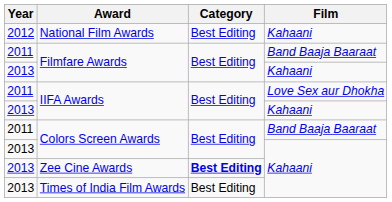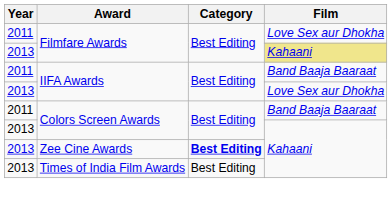- row: (21, 33)
(322, 52) Band Baaja Baaraat -> (326, 33) Love Sex aur Dhokha
(290, 71) no background -> (290, 52) khaki background
(326, 91) Love Sex aur Dhokha -> (322, 71) Band Baaja Baaraat
(290, 110) Kahaani -> (326, 91) Love Sex aur Dhokha
